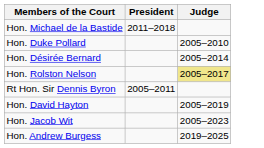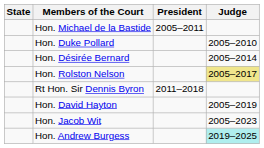+ column: (18, 12)
(151, 27) 2011–2018 -> (180, 27) 2005–2011
(151, 89) 2005–2011 -> (180, 89) 2011–2018
(204, 136) no background -> (233, 136) paleturquoise background
